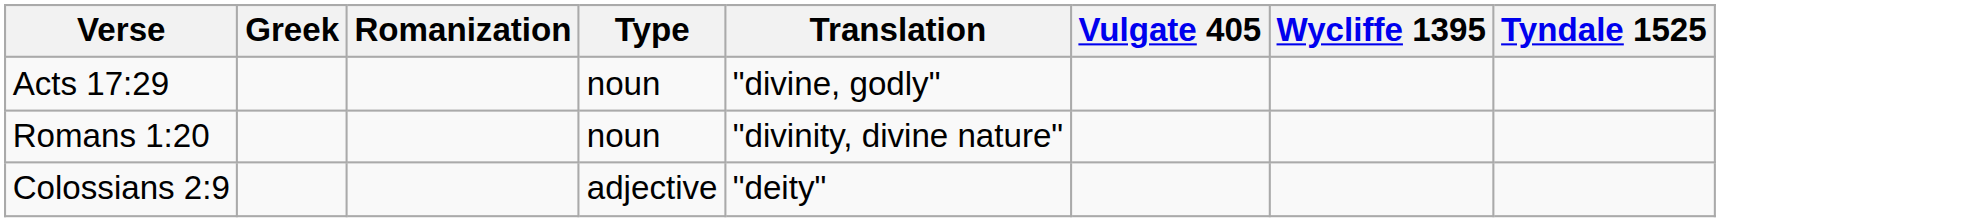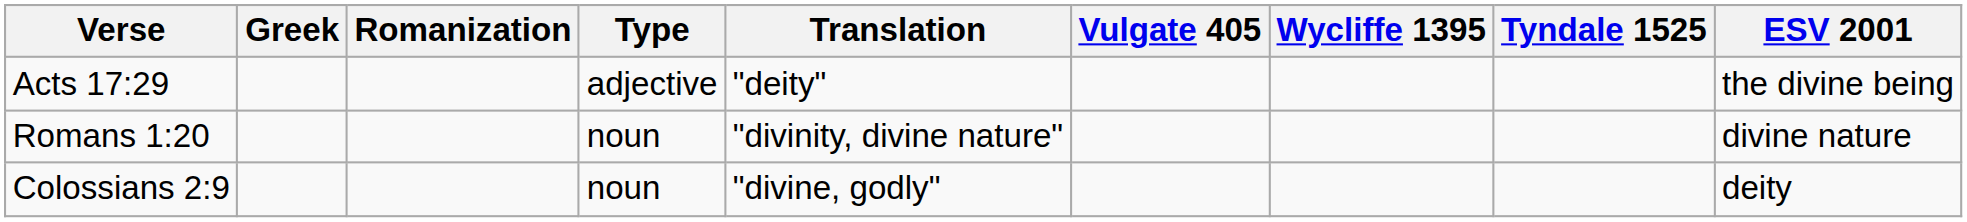+ column: (1838, 30)
(624, 83) noun -> (652, 83) adjective
(837, 83) "divine, godly" -> (780, 83) "deity"
(652, 188) adjective -> (624, 188) noun
(780, 188) "deity" -> (837, 188) "divine, godly"
